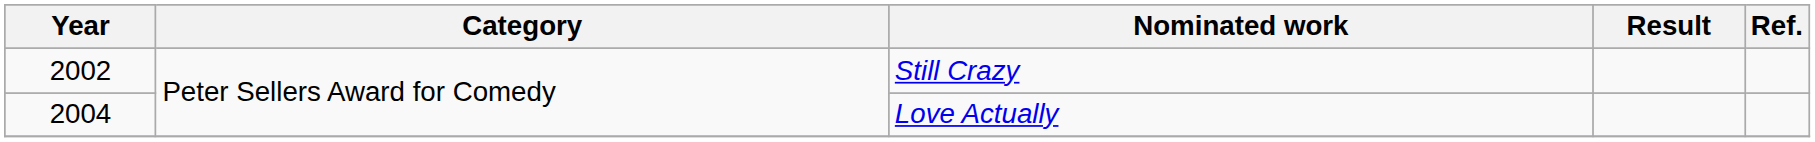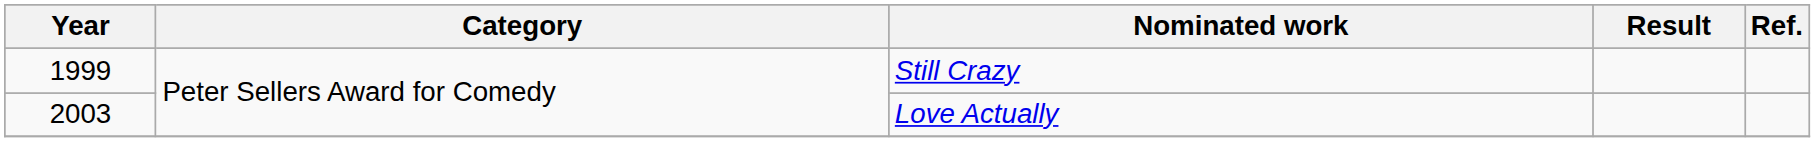(80, 70) 2002 -> (80, 70) 1999
(80, 114) 2004 -> (80, 114) 2003
